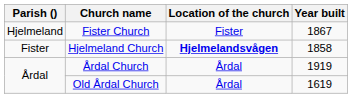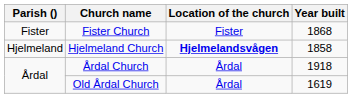(35, 31) Hjelmeland -> (35, 31) Fister
(320, 31) 1867 -> (320, 31) 1868
(35, 48) Fister -> (35, 48) Hjelmeland
(320, 66) 1919 -> (320, 66) 1918
